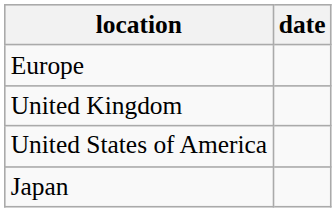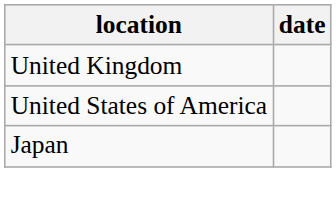- row: (47, 65)
